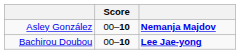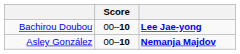rows swapped: (56, 42) <-> (59, 27)
